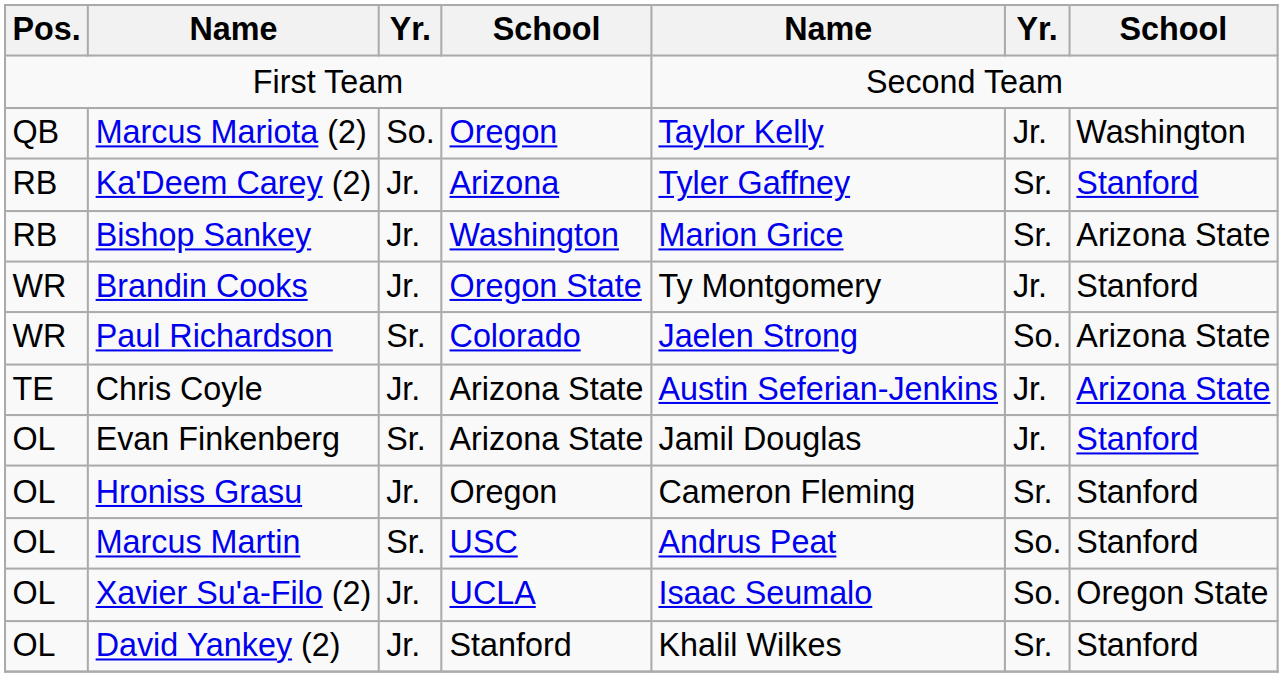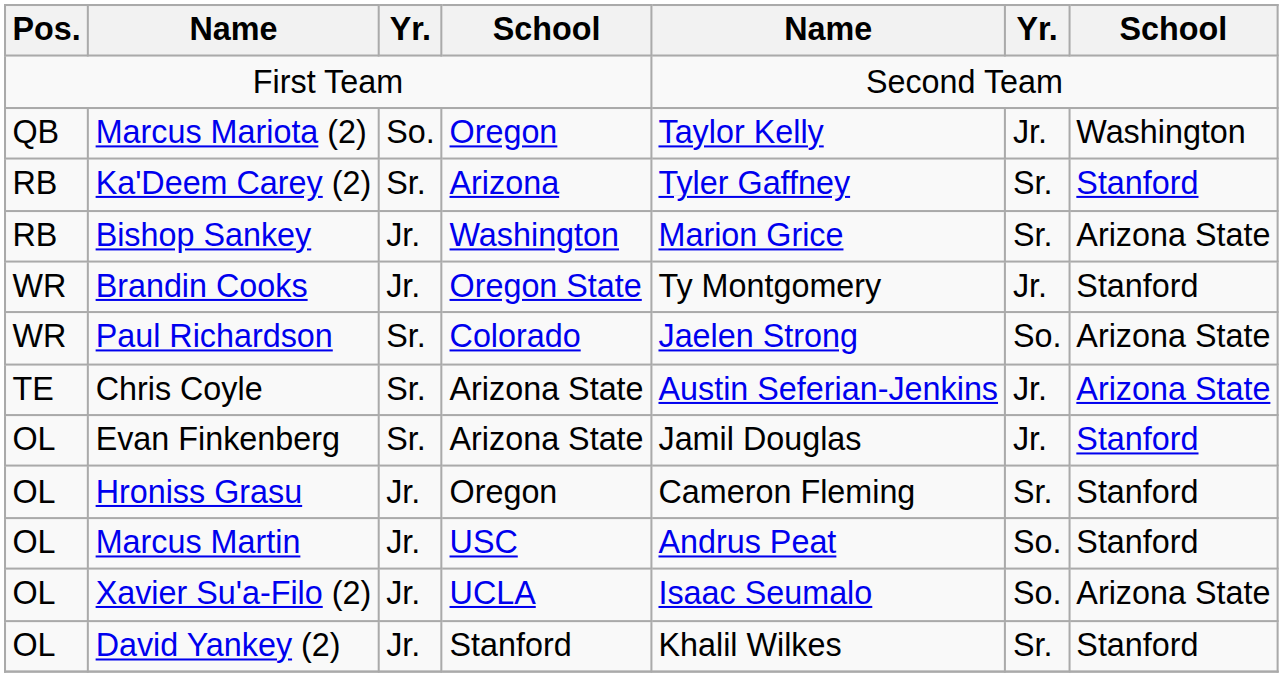(403, 183) Jr. -> (406, 183) Sr.
(403, 388) Jr. -> (406, 388) Sr.
(406, 542) Sr. -> (403, 542) Jr.
(1172, 593) Oregon State -> (1173, 593) Arizona State
